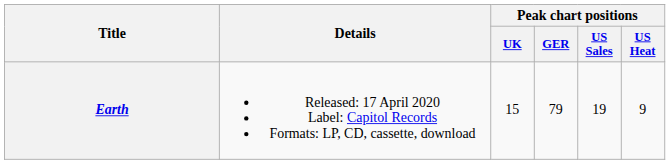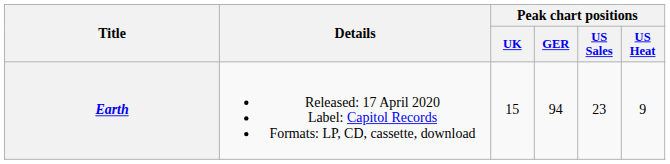(556, 110) 79 -> (556, 110) 94
(599, 110) 19 -> (599, 110) 23
